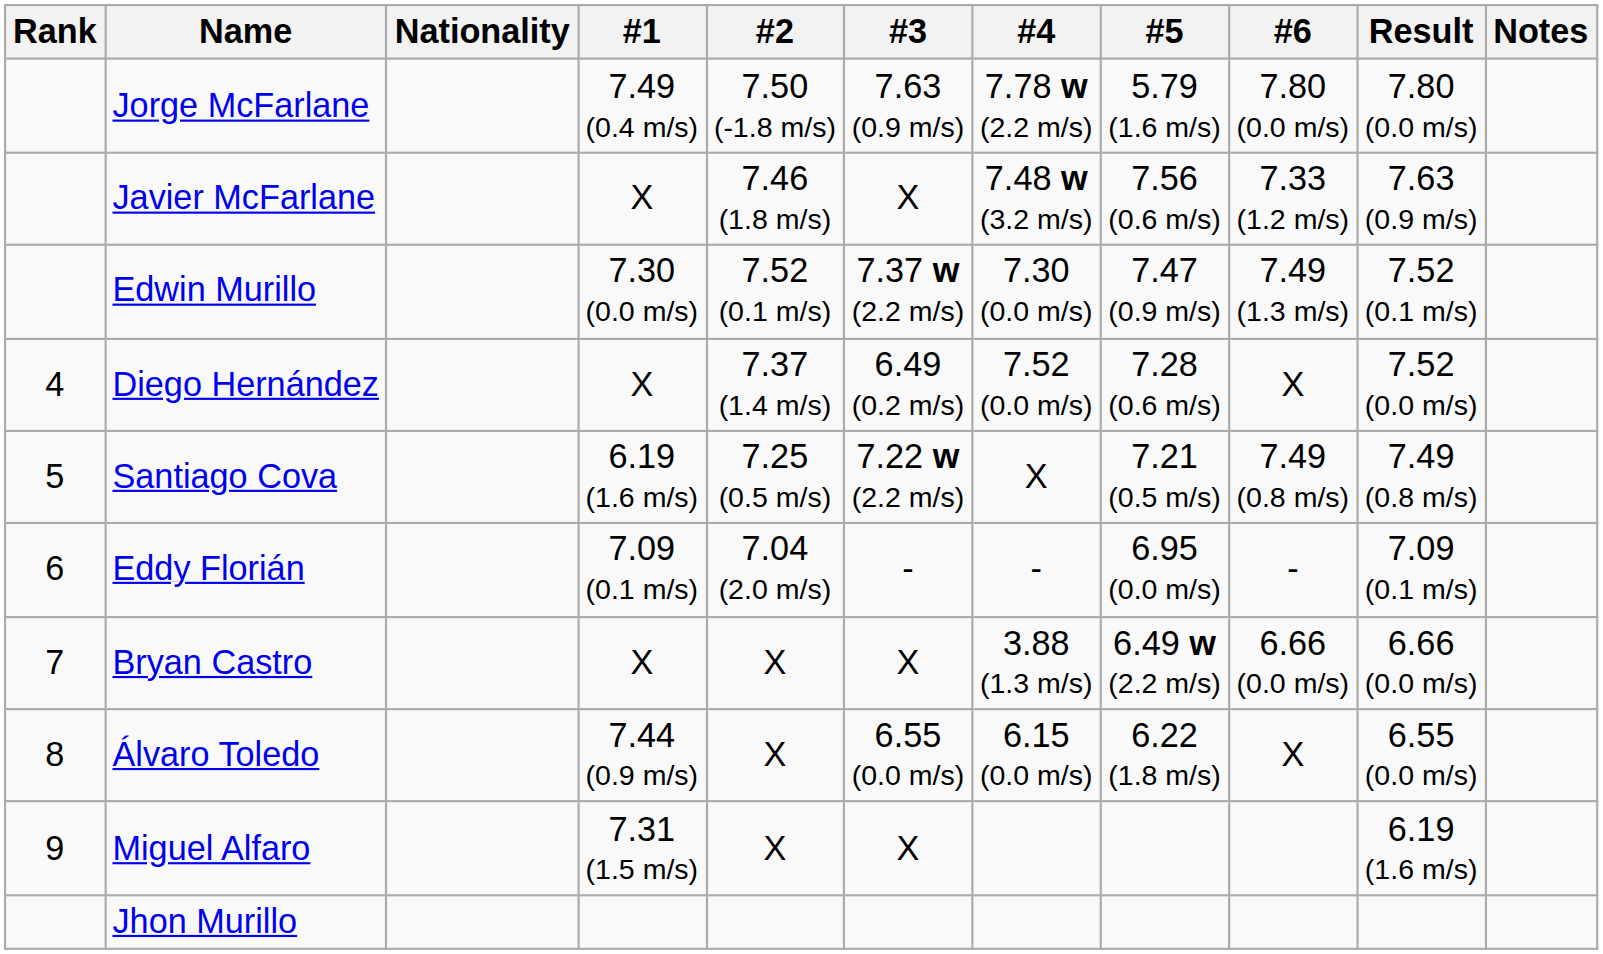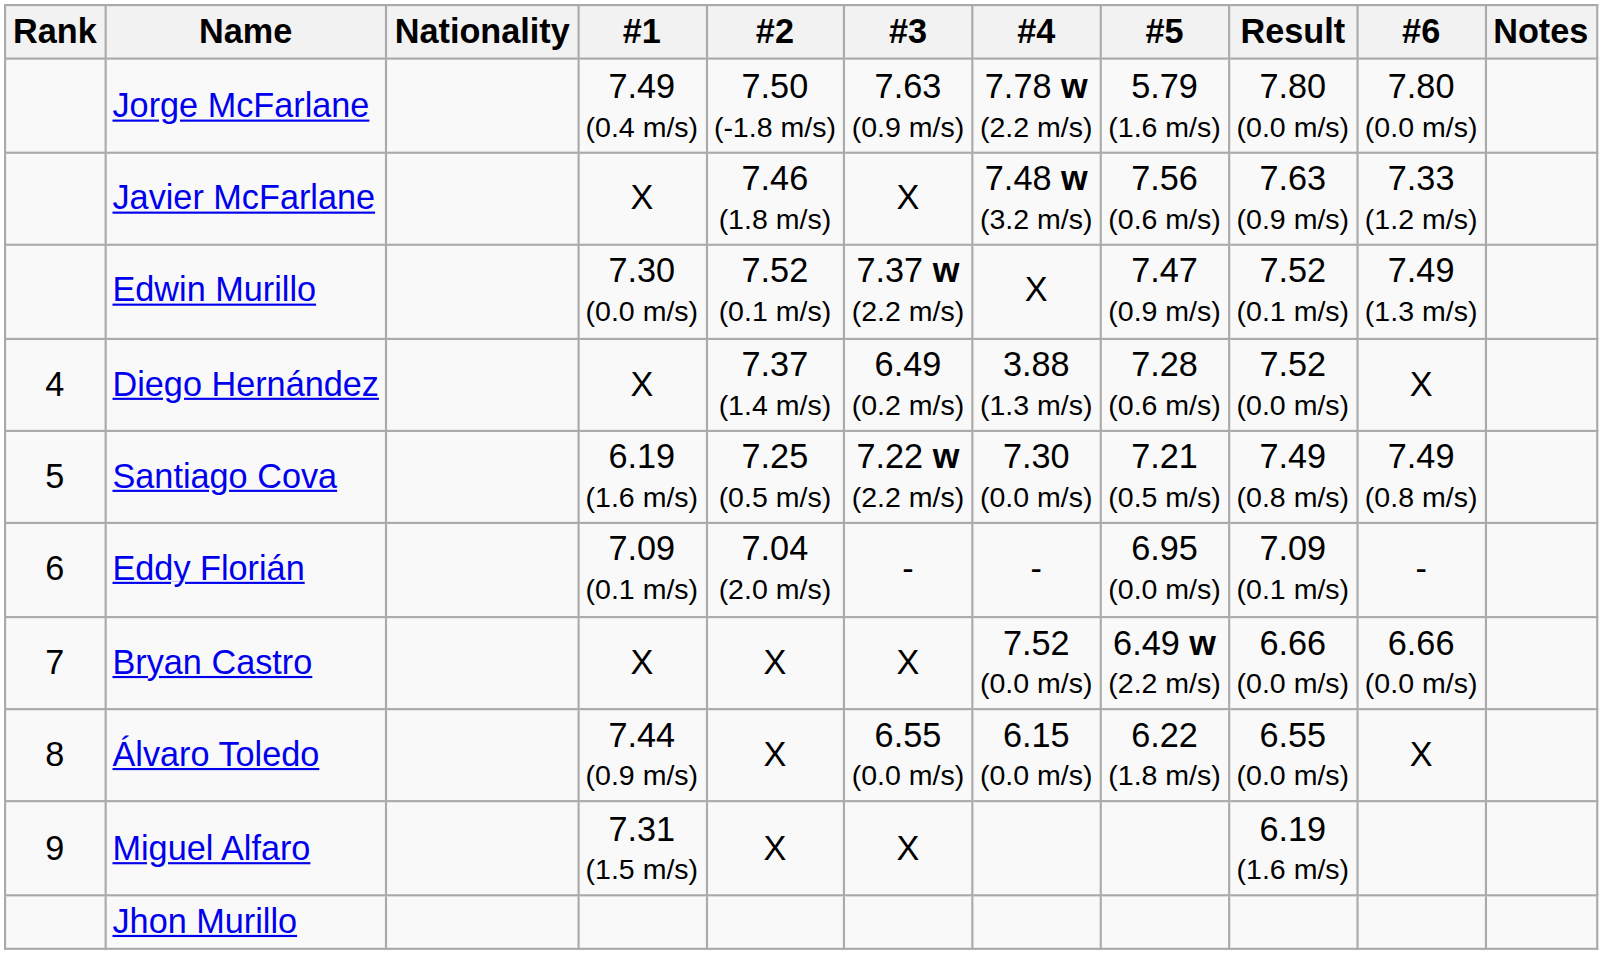columns swapped: (1293, 31) <-> (1421, 31)
(1036, 290) 7.30 (0.0 m/s) -> (1036, 290) X
(1036, 383) 7.52 (0.0 m/s) -> (1036, 383) 3.88 (1.3 m/s)
(1036, 476) X -> (1036, 476) 7.30 (0.0 m/s)
(1036, 662) 3.88 (1.3 m/s) -> (1036, 662) 7.52 (0.0 m/s)
